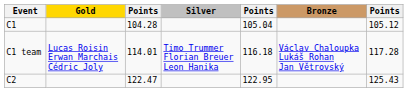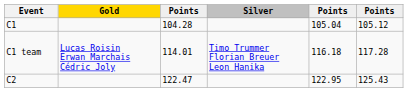- column: (322, 11)
